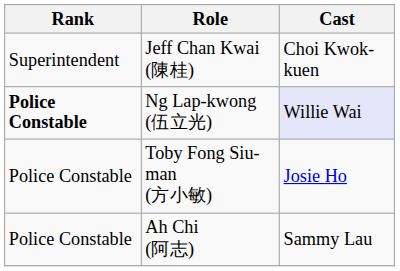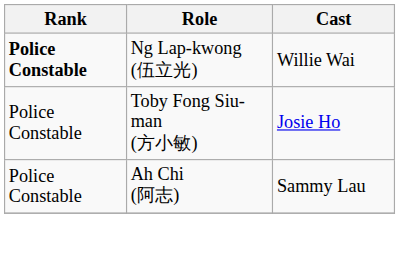- row: (202, 58)
(323, 112) lavender background -> (316, 59) no background
